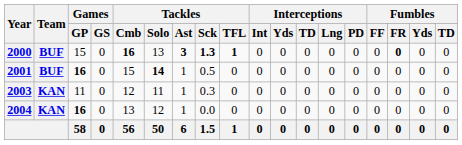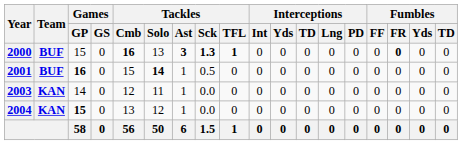(80, 91) 11 -> (80, 91) 14
(207, 91) 0.3 -> (207, 91) 0.0
(80, 110) 16 -> (80, 110) 15
